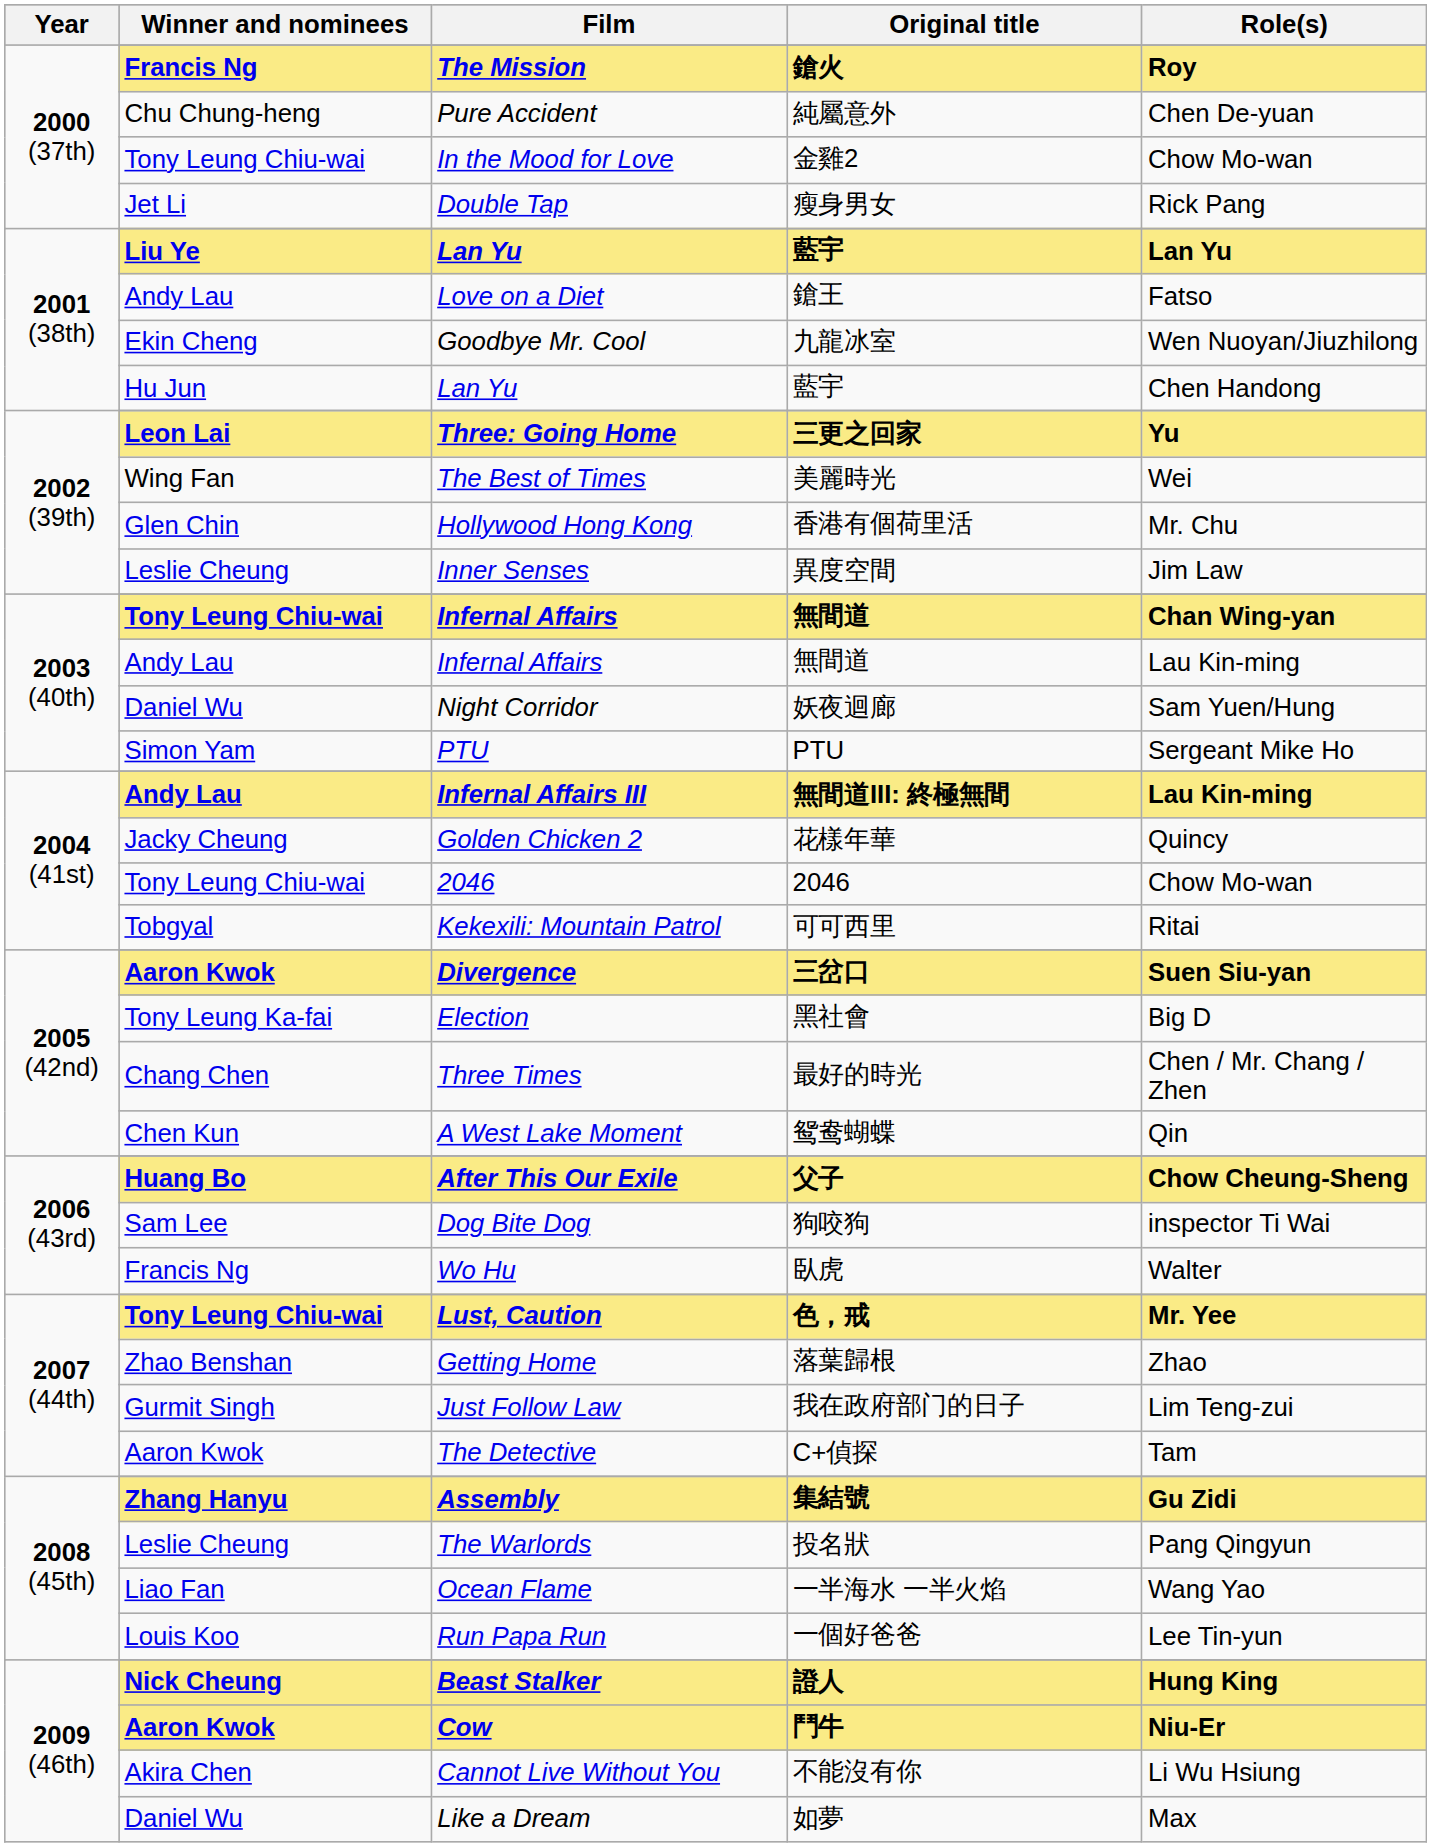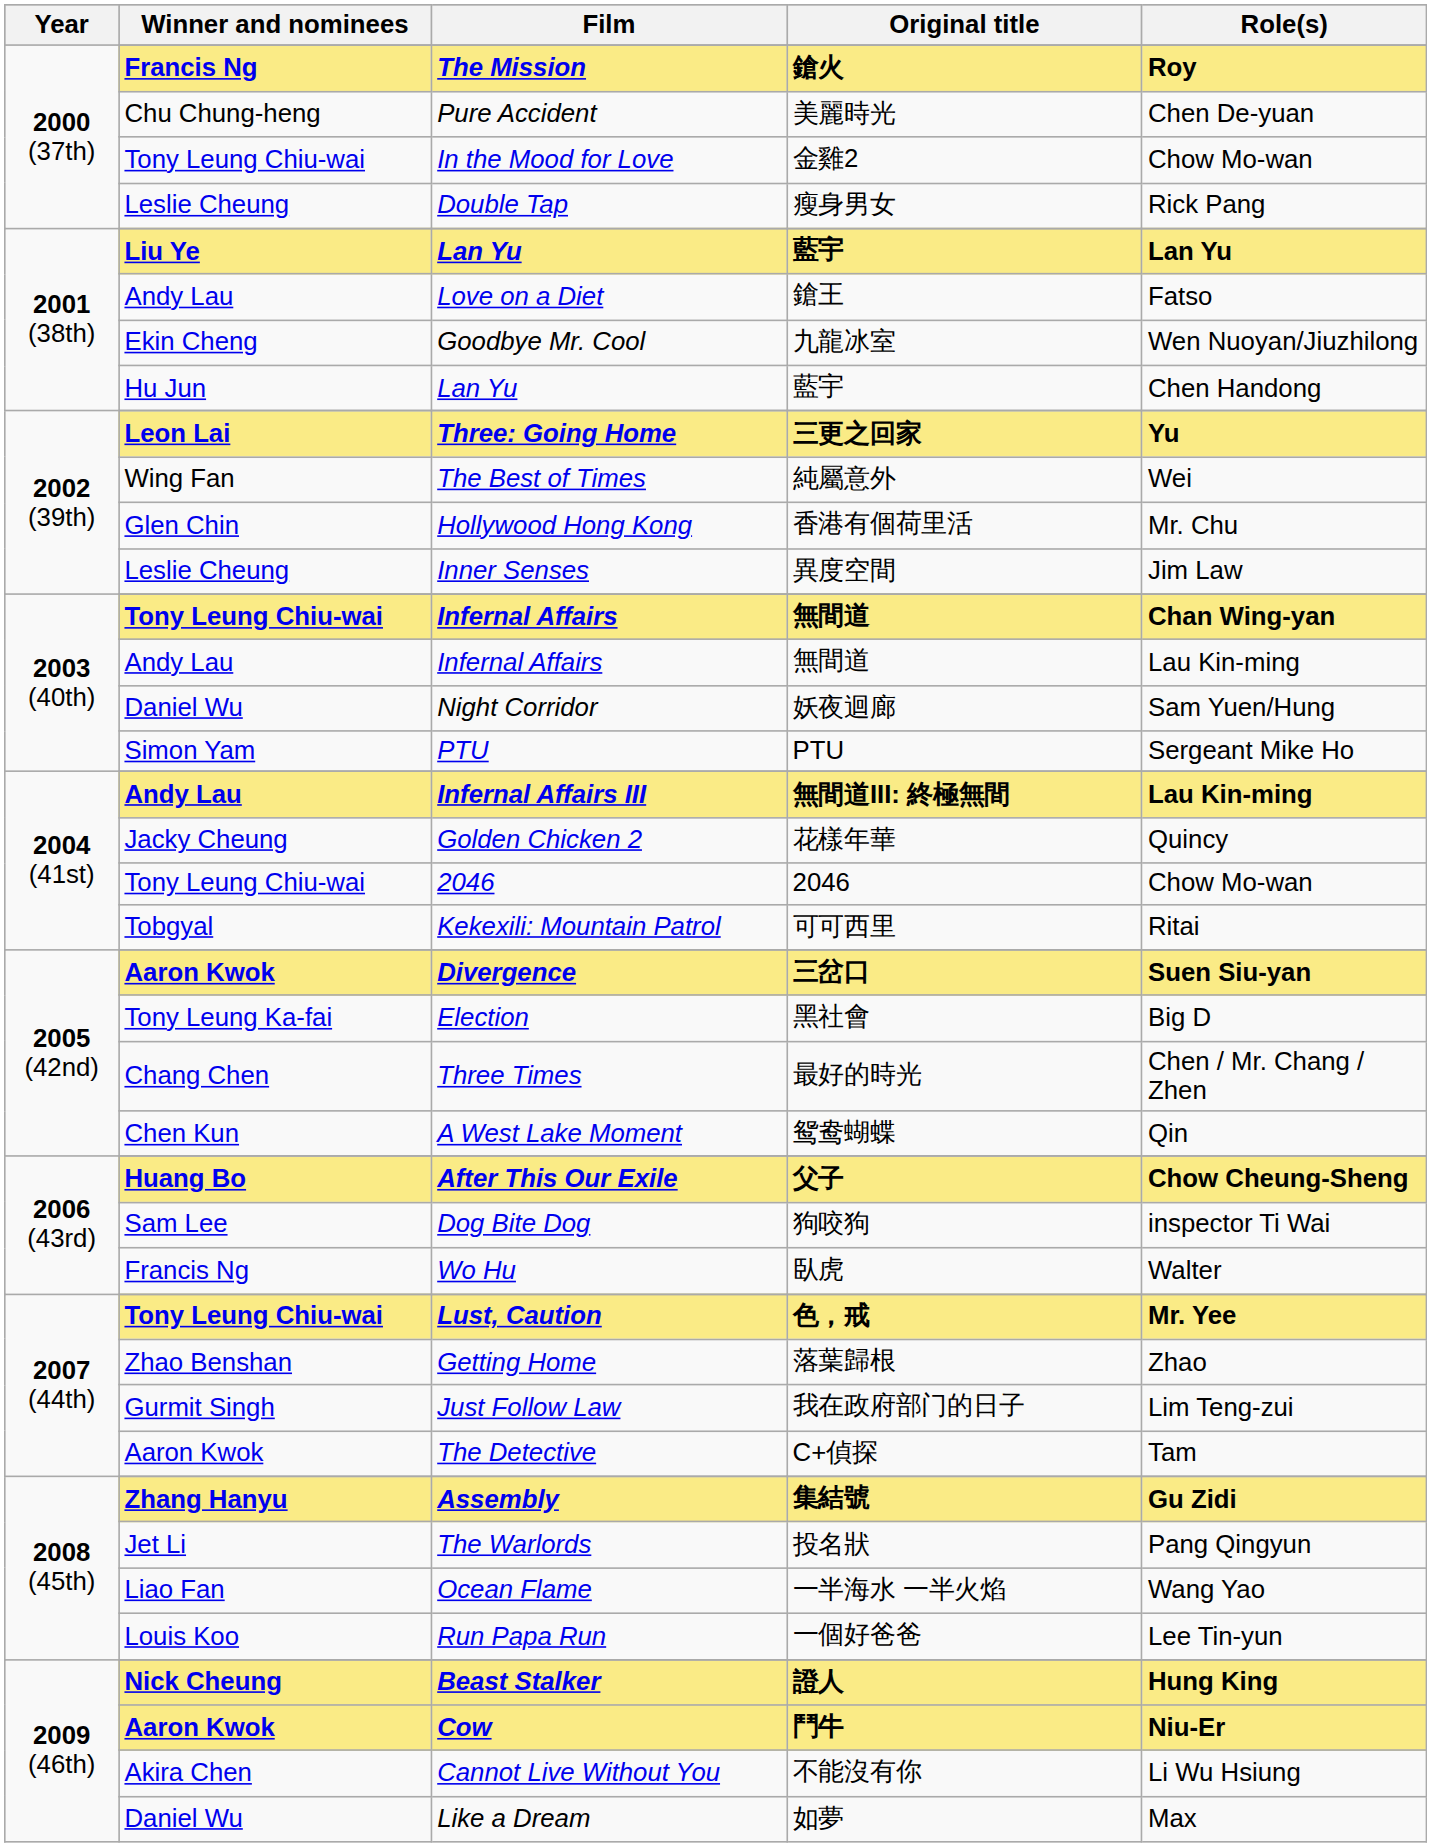(844, 113) 純屬意外 -> (844, 113) 美麗時光
(155, 205) Jet Li -> (207, 205) Leslie Cheung
(844, 478) 美麗時光 -> (844, 478) 純屬意外
(207, 1544) Leslie Cheung -> (155, 1544) Jet Li
